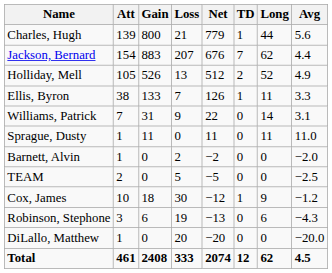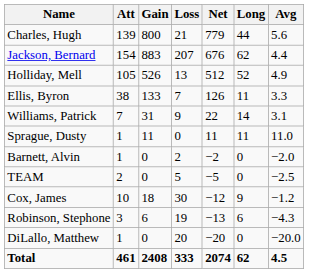- column: (246, 14)
